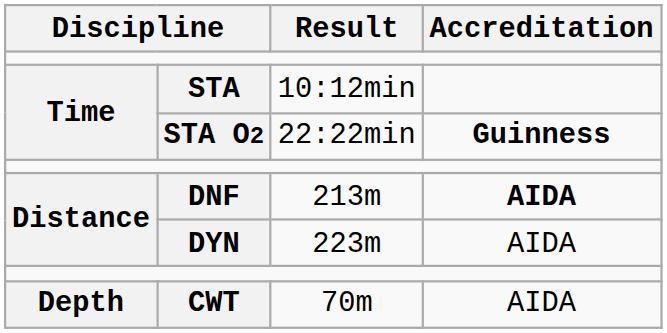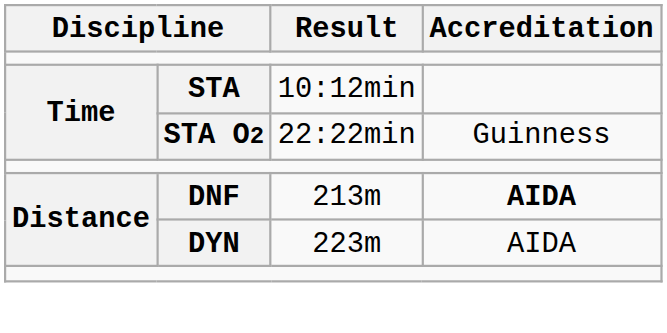(542, 136) bold -> (542, 136) normal
- row: (214, 304)
